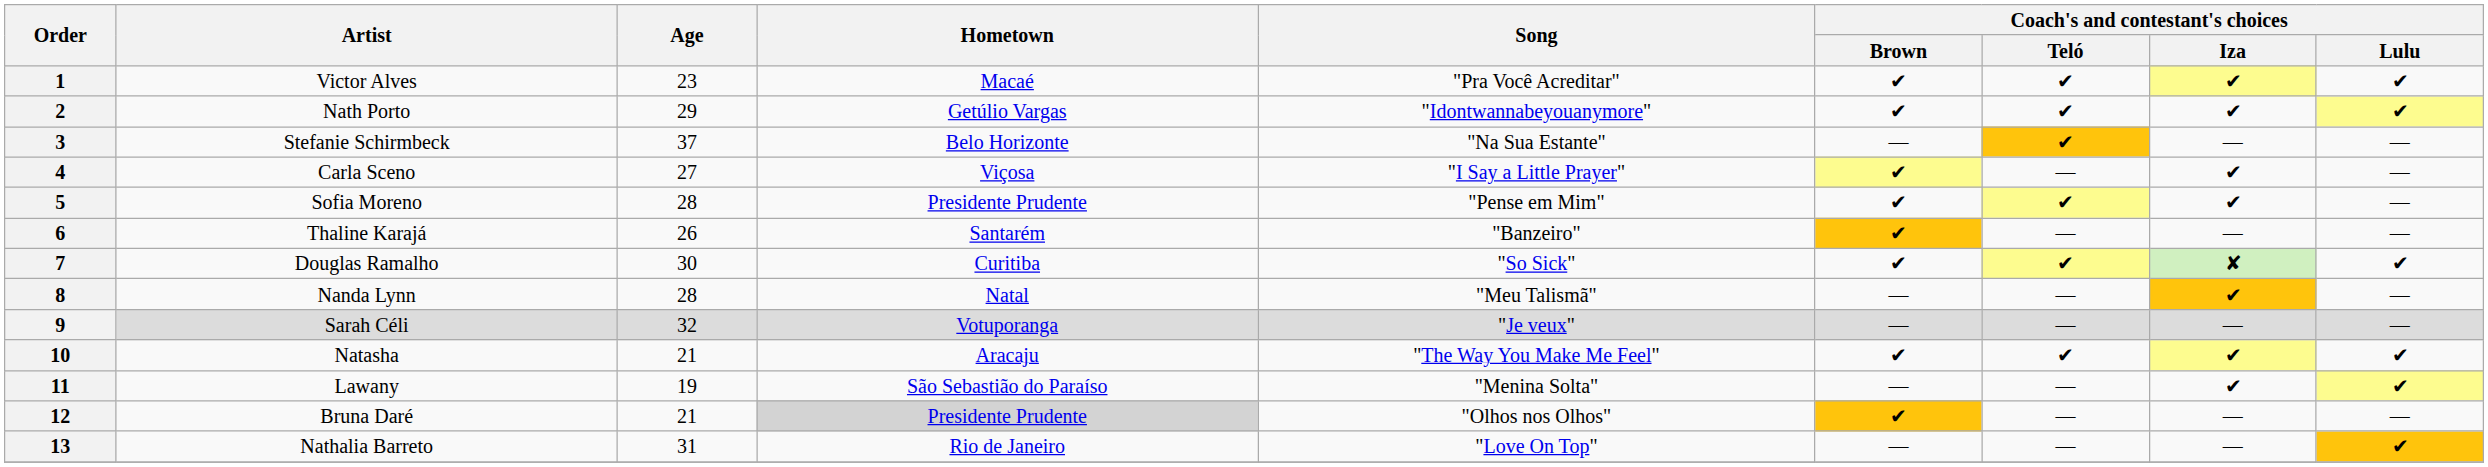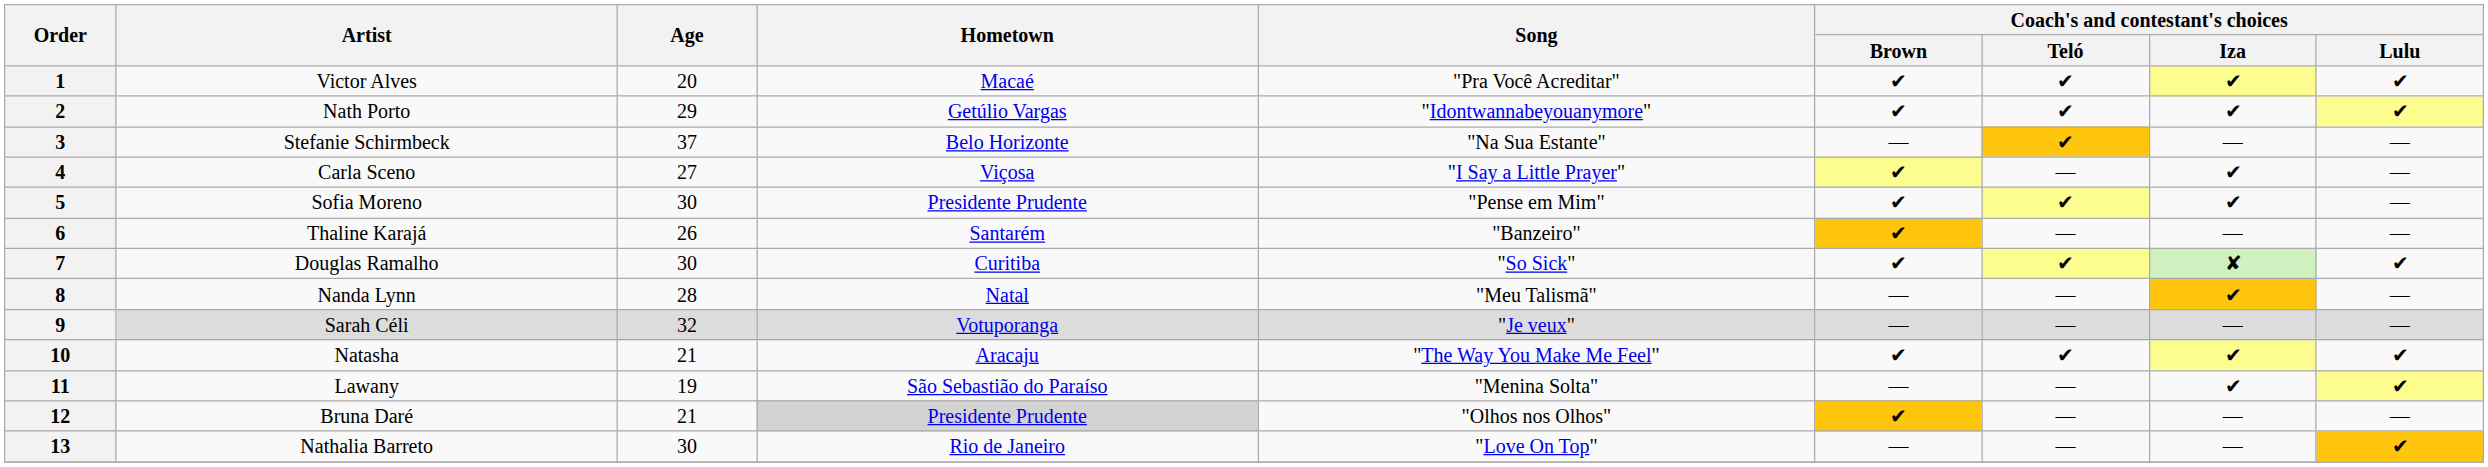(687, 81) 23 -> (687, 81) 20
(687, 203) 28 -> (687, 203) 30
(687, 446) 31 -> (687, 446) 30
